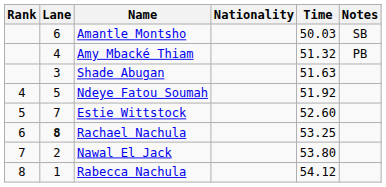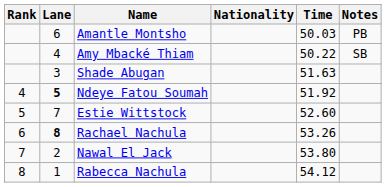(360, 34) SB -> (360, 34) PB
(318, 54) 51.32 -> (318, 54) 50.22
(360, 54) PB -> (360, 54) SB
(57, 93) normal -> (57, 93) bold
(318, 133) 53.25 -> (318, 133) 53.26
